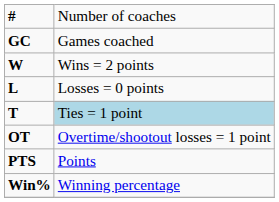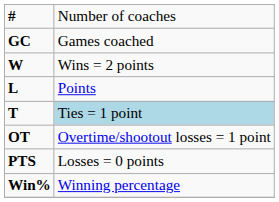(111, 88) Losses = 0 points -> (77, 88) Points
(77, 161) Points -> (111, 161) Losses = 0 points
